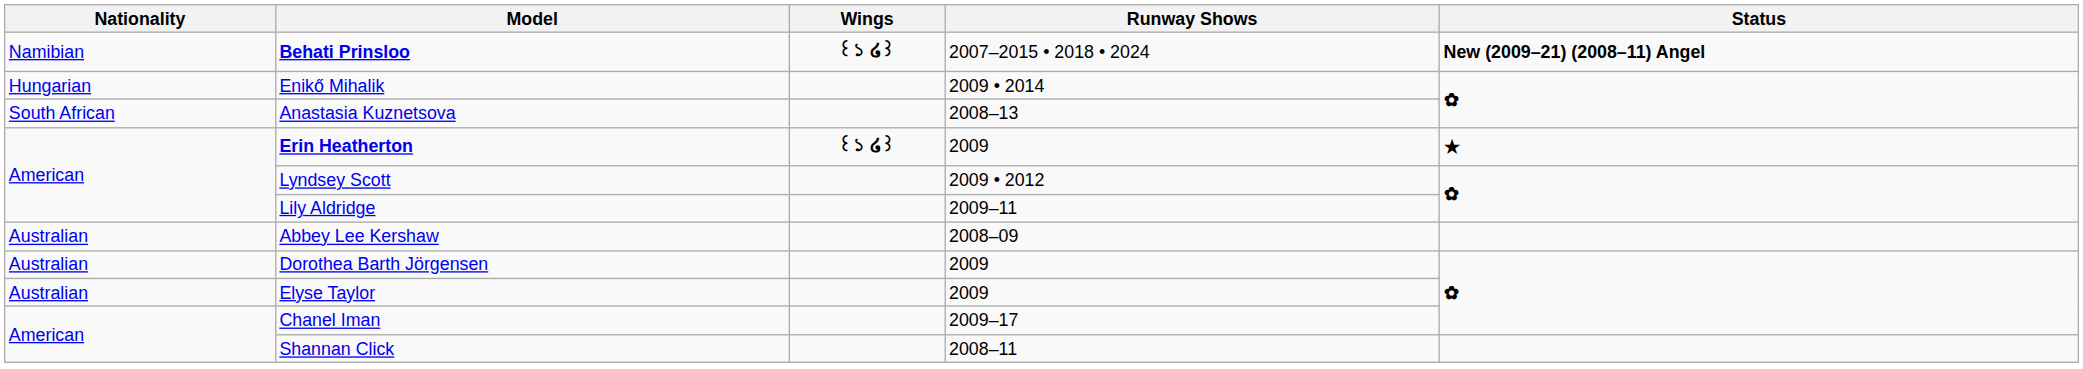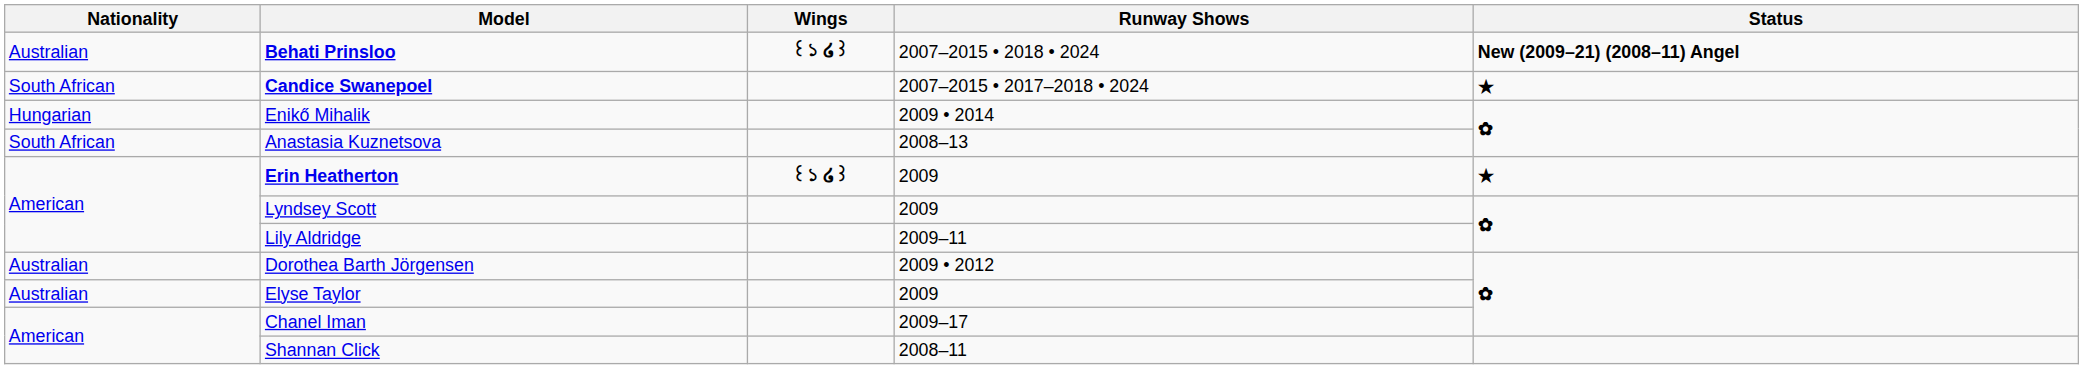(46, 52) Namibian -> (48, 52) Australian
+ row: (349, 86)
(997, 180) 2009 • 2012 -> (919, 209) 2009
- row: (359, 236)
(969, 264) 2009 -> (946, 265) 2009 • 2012
